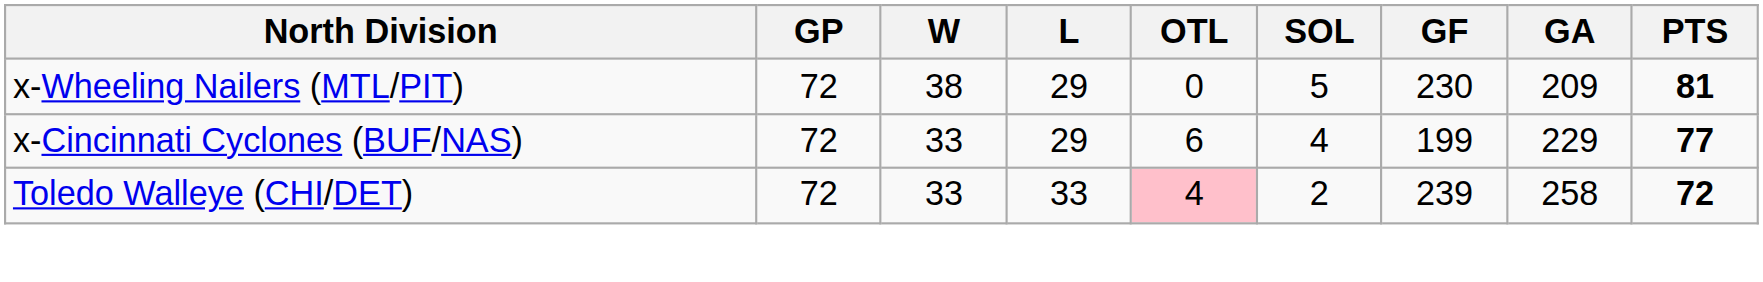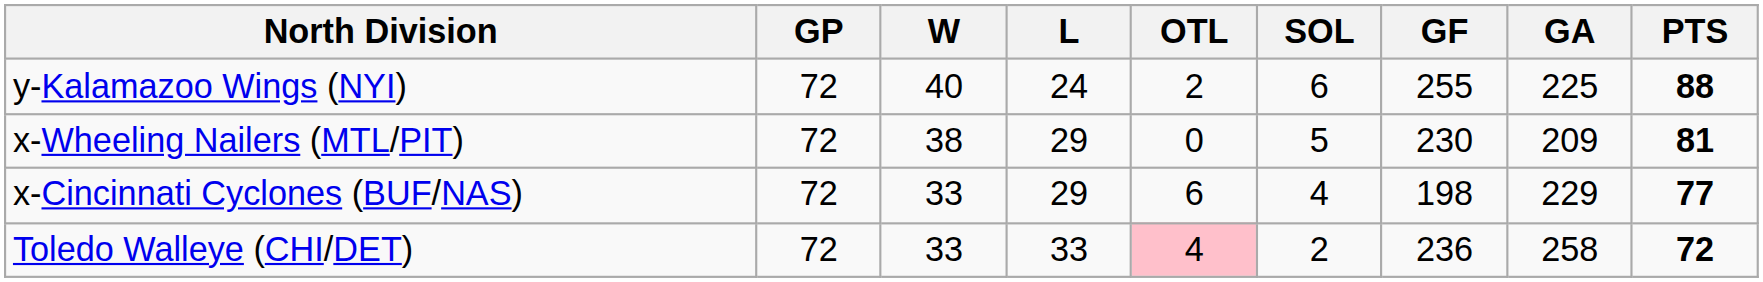+ row: (210, 85)
(1445, 140) 199 -> (1445, 194) 198
(1445, 194) 239 -> (1445, 248) 236
